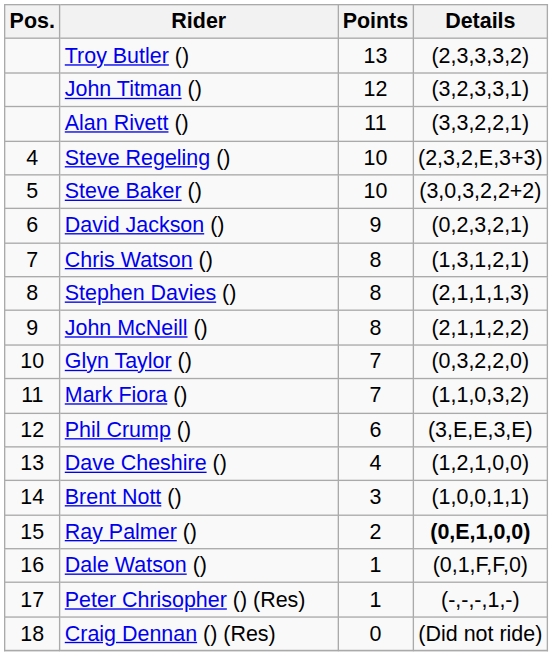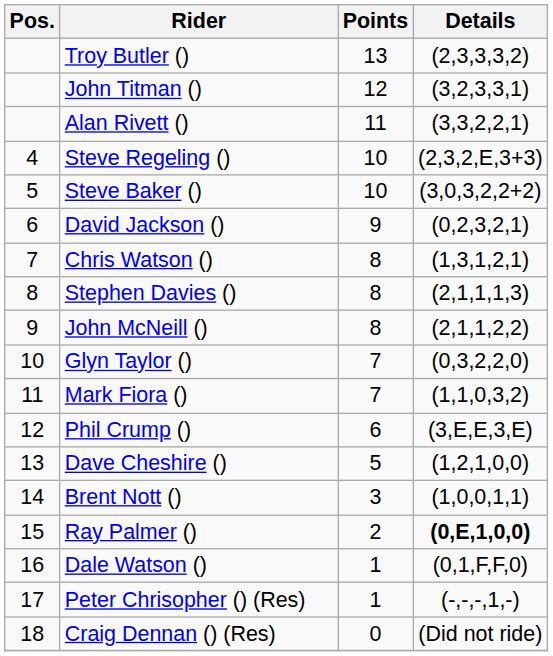(375, 463) 4 -> (375, 463) 5
